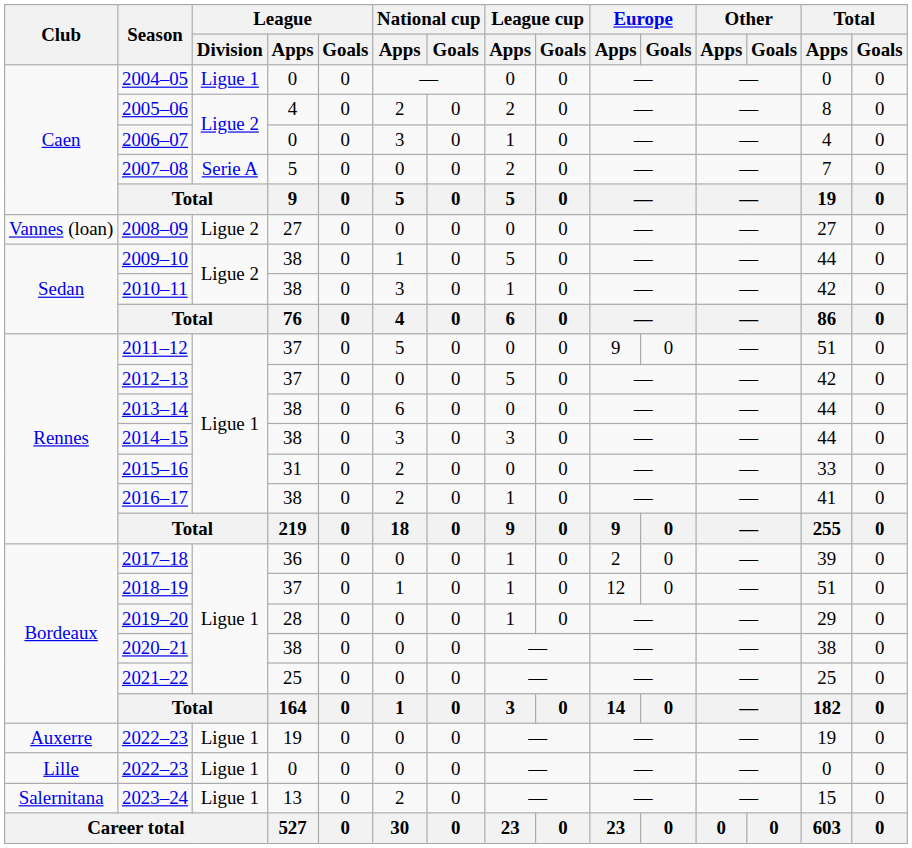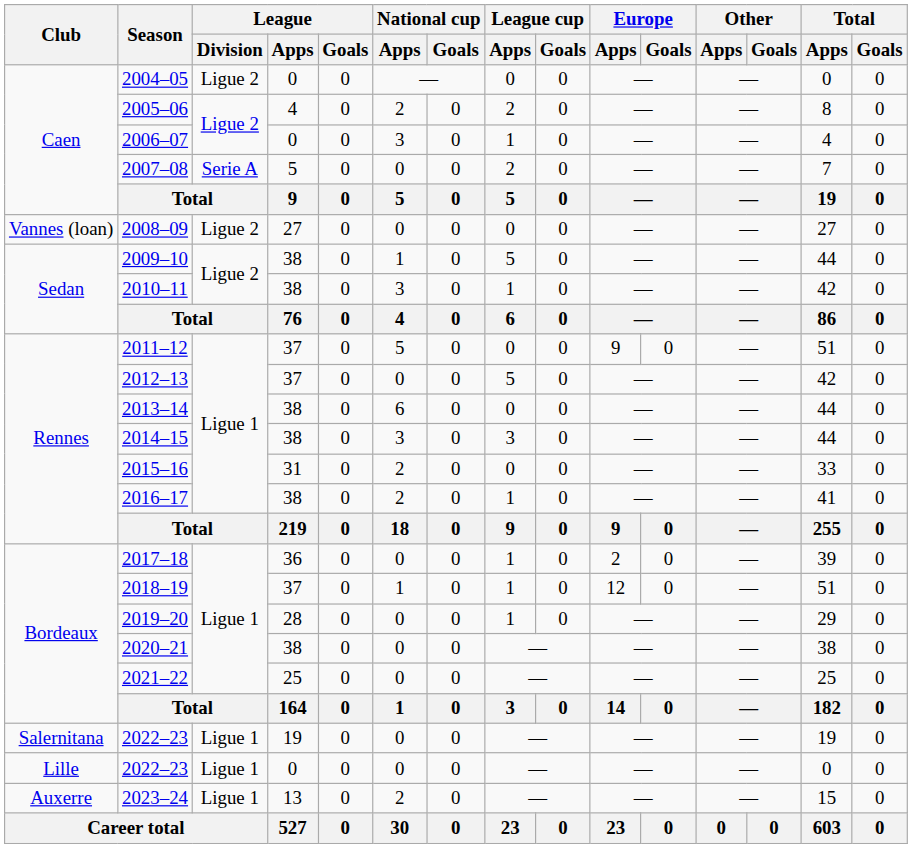(230, 79) Ligue 1 -> (230, 79) Ligue 2
(61, 738) Auxerre -> (61, 738) Salernitana
(61, 797) Salernitana -> (61, 797) Auxerre
